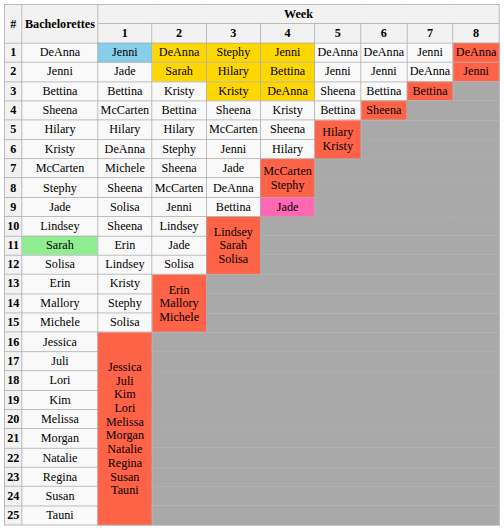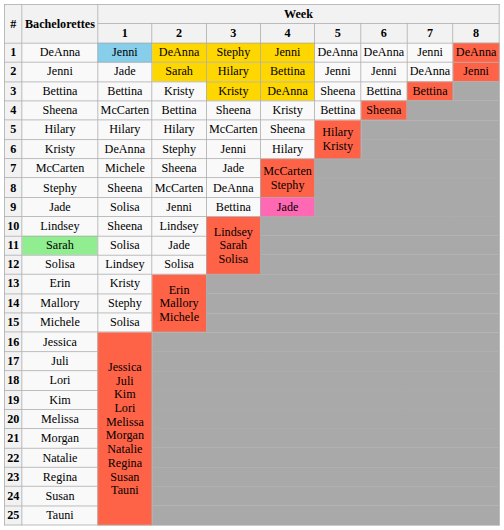(125, 245) Erin -> (125, 245) Solisa
